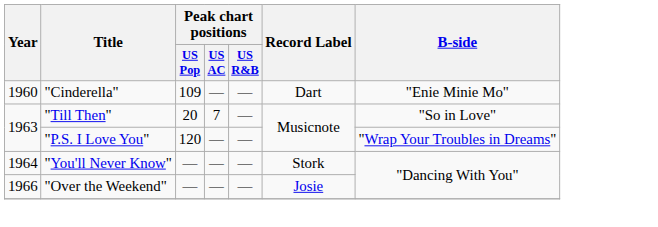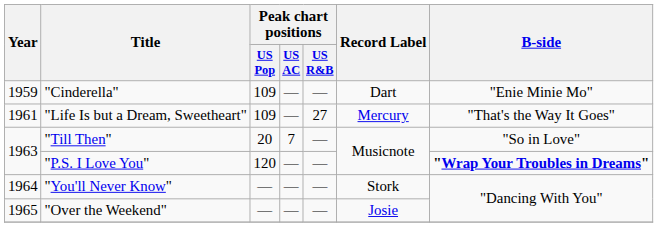(23, 92) 1960 -> (23, 92) 1959
+ row: (146, 115)
(457, 139) normal -> (541, 163) bold
(23, 186) 1966 -> (23, 210) 1965
